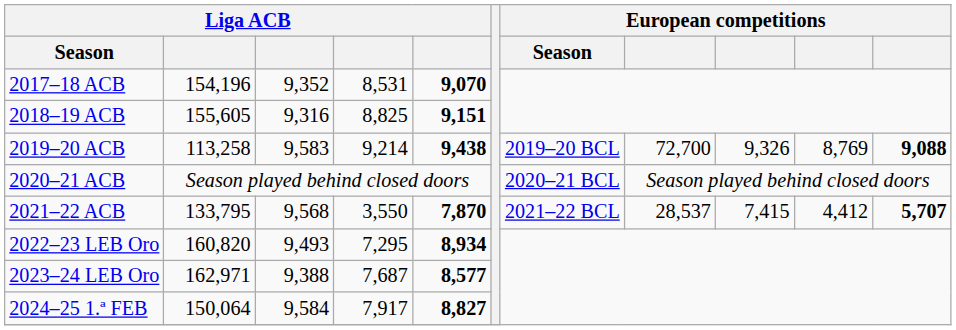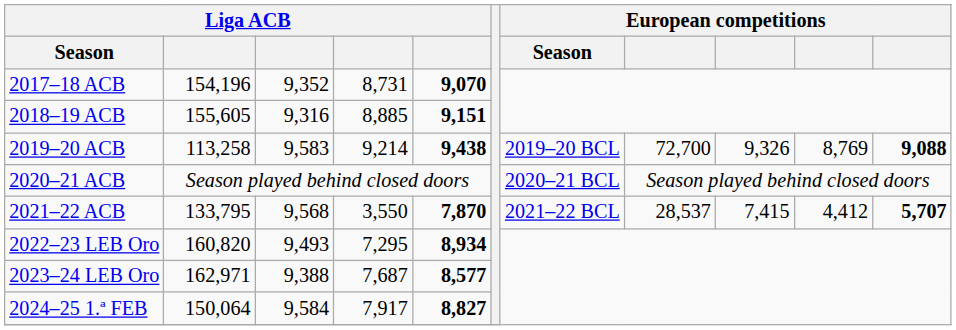(385, 84) 8,531 -> (385, 84) 8,731
(385, 116) 8,825 -> (385, 116) 8,885
